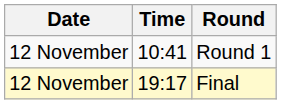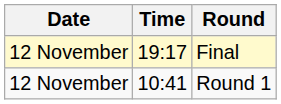rows swapped: (234, 51) <-> (218, 83)
